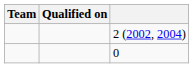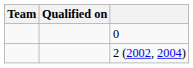rows swapped: (116, 53) <-> (149, 33)
